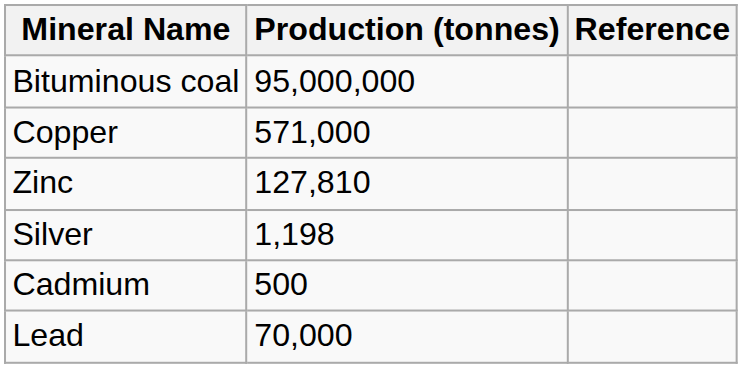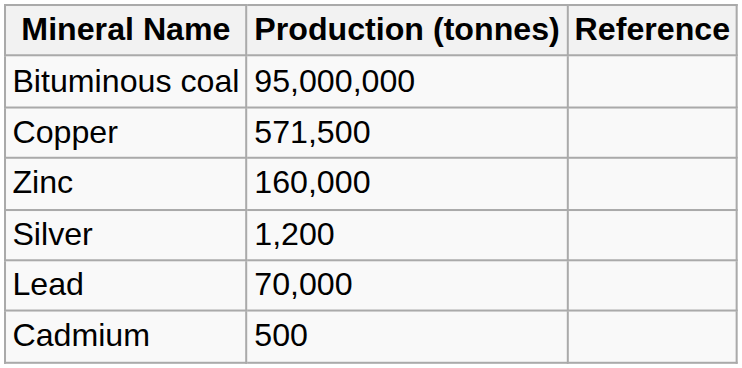(312, 132) 571,000 -> (312, 132) 571,500
(312, 183) 127,810 -> (312, 183) 160,000
(295, 234) 1,198 -> (295, 234) 1,200
rows swapped: (81, 285) <-> (48, 336)
